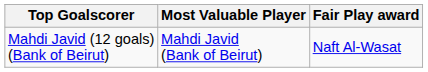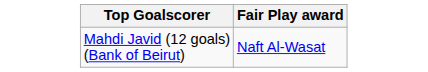- column: (234, 16)
